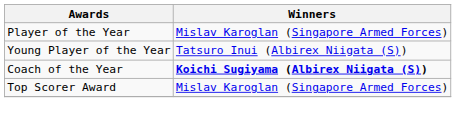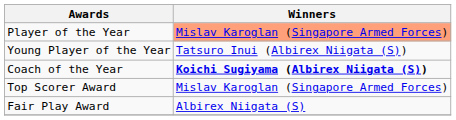(312, 32) no background -> (312, 32) lightsalmon background
+ row: (58, 106)
